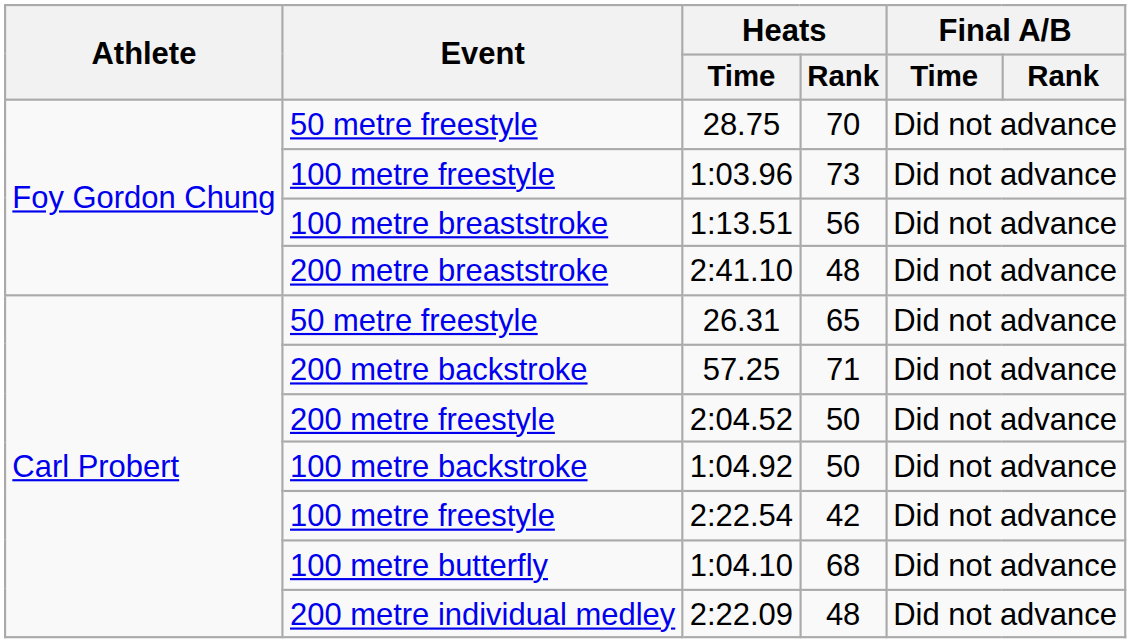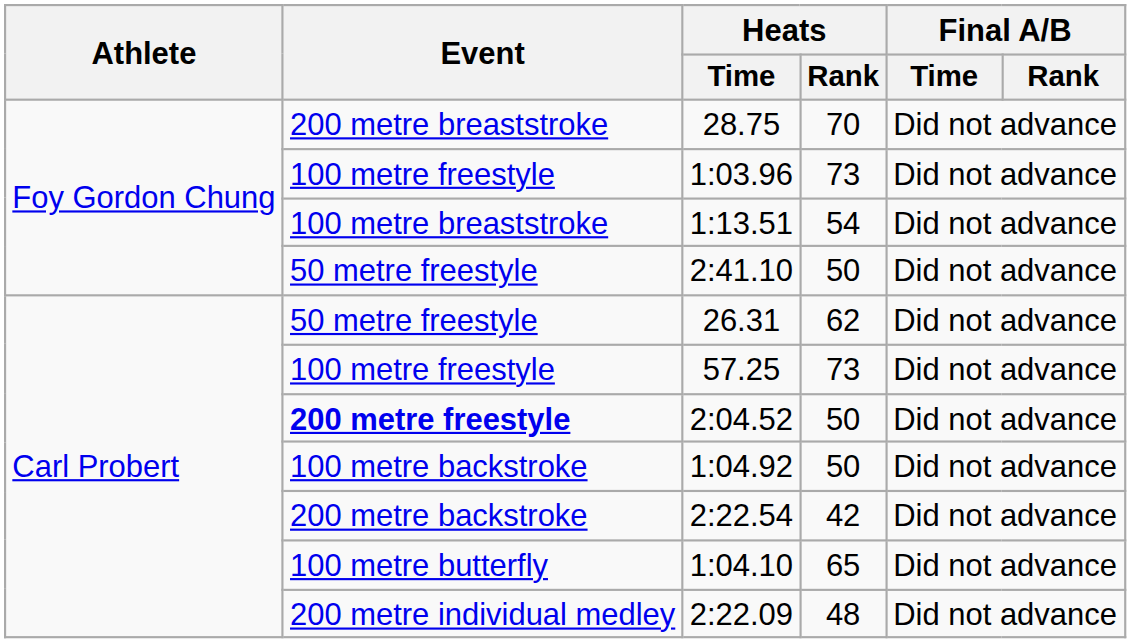(414, 125) 50 metre freestyle -> (449, 125) 200 metre breaststroke
(843, 223) 56 -> (843, 223) 54
(449, 272) 200 metre breaststroke -> (414, 272) 50 metre freestyle
(843, 272) 48 -> (843, 272) 50
(843, 321) 65 -> (843, 321) 62
(439, 370) 200 metre backstroke -> (422, 370) 100 metre freestyle
(843, 370) 71 -> (843, 370) 73
(422, 418) normal -> (430, 418) bold
(422, 516) 100 metre freestyle -> (439, 516) 200 metre backstroke
(843, 565) 68 -> (843, 565) 65
